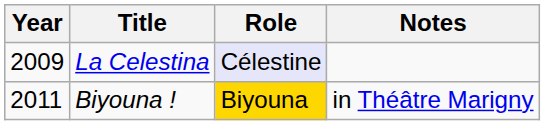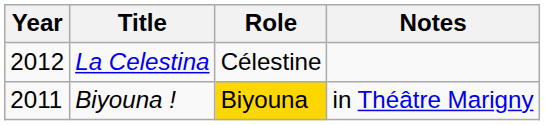(37, 61) 2009 -> (37, 61) 2012
(271, 61) lavender background -> (271, 61) no background
